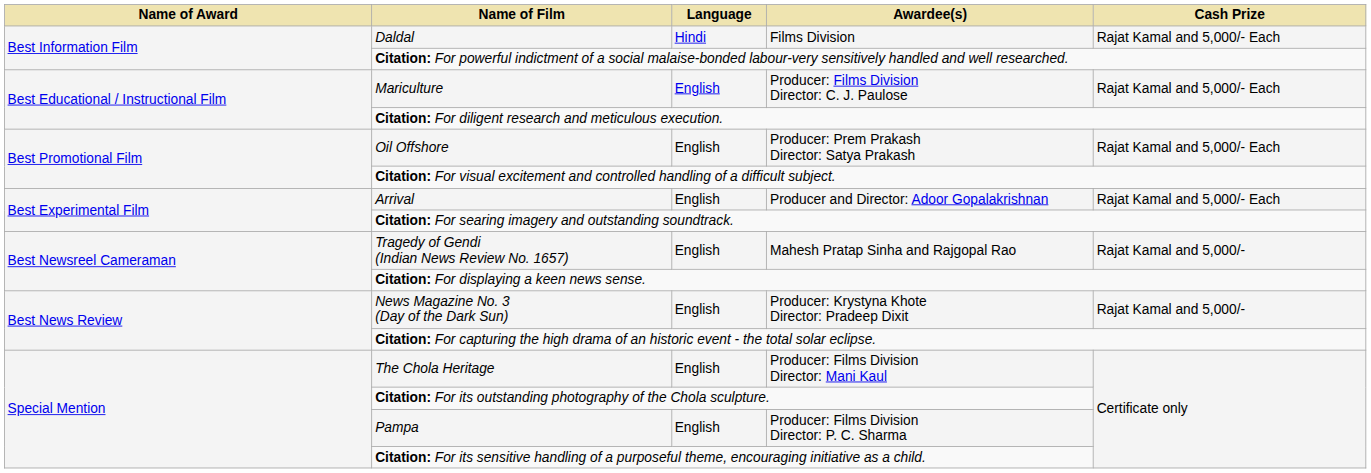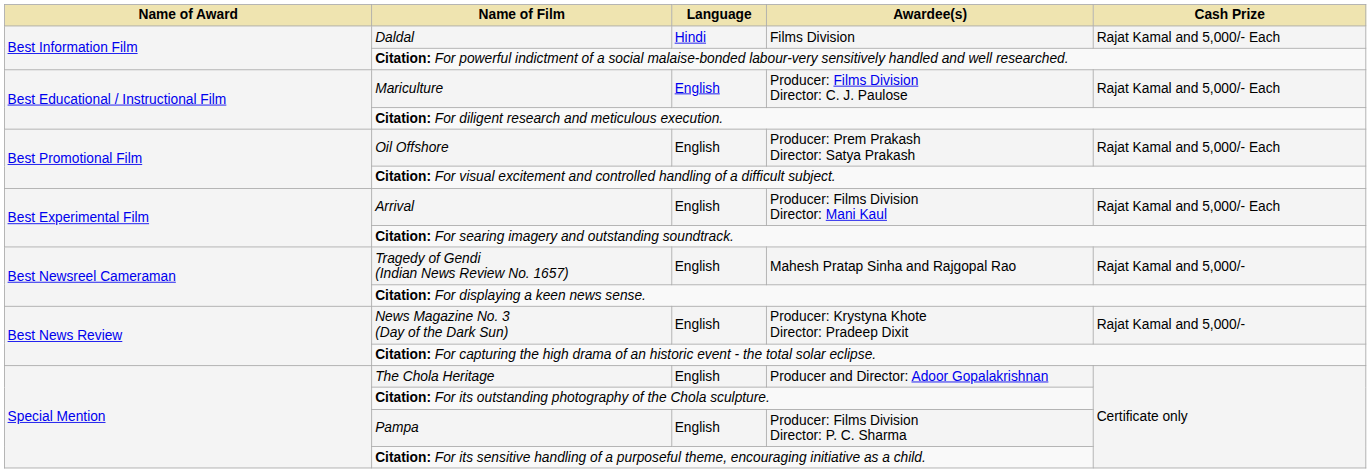(909, 199) Producer and Director: Adoor Gopalakrishnan -> (844, 206) Producer: Films Division Director: Mani Kaul
(844, 368) Producer: Films Division Director: Mani Kaul -> (909, 376) Producer and Director: Adoor Gopalakrishnan
